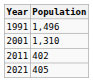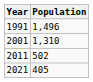(40, 56) 402 -> (40, 56) 502
